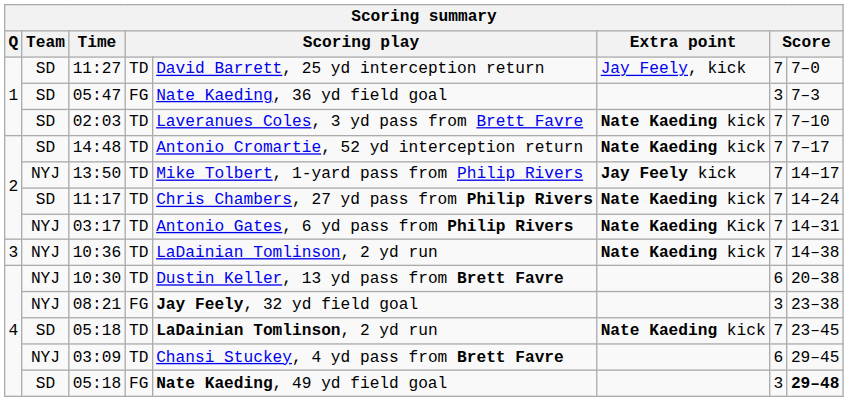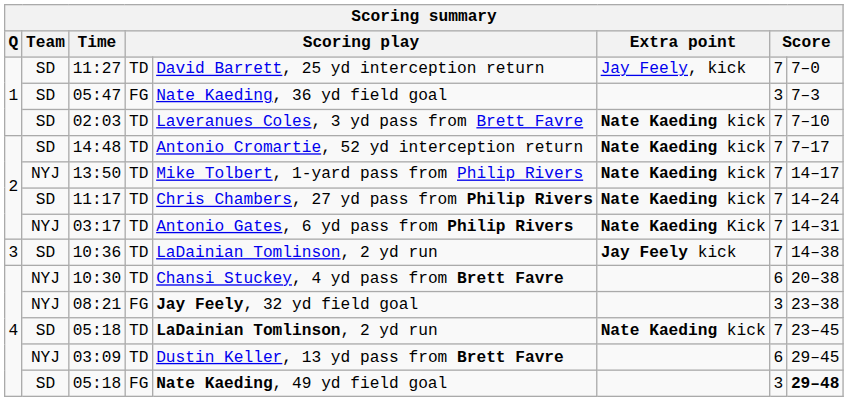(669, 175) Jay Feely kick -> (683, 175) Nate Kaeding kick
(45, 253) NYJ -> (45, 253) SD
(683, 253) Nate Kaeding kick -> (669, 253) Jay Feely kick
(360, 279) Dustin Keller, 13 yd pass from Brett Favre -> (360, 279) Chansi Stuckey, 4 yd pass from Brett Favre
(360, 358) Chansi Stuckey, 4 yd pass from Brett Favre -> (360, 358) Dustin Keller, 13 yd pass from Brett Favre
